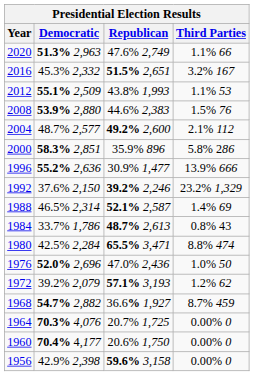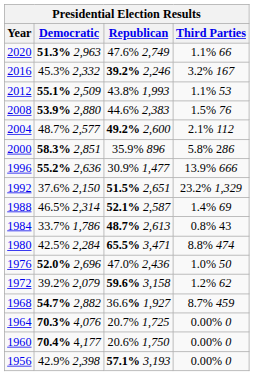(138, 71) 51.5% 2,651 -> (138, 71) 39.2% 2,246
(138, 187) 39.2% 2,246 -> (138, 187) 51.5% 2,651
(138, 284) 57.1% 3,193 -> (138, 284) 59.6% 3,158
(138, 361) 59.6% 3,158 -> (138, 361) 57.1% 3,193
